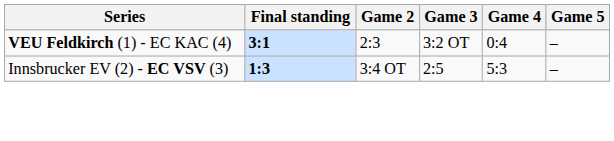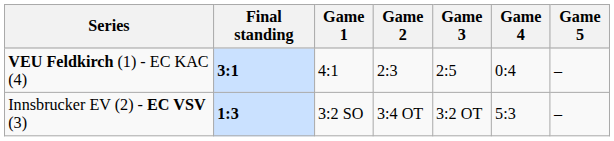+ column: (344, 26)
(446, 42) 3:2 OT -> (446, 70) 2:5
(433, 68) 2:5 -> (459, 114) 3:2 OT
